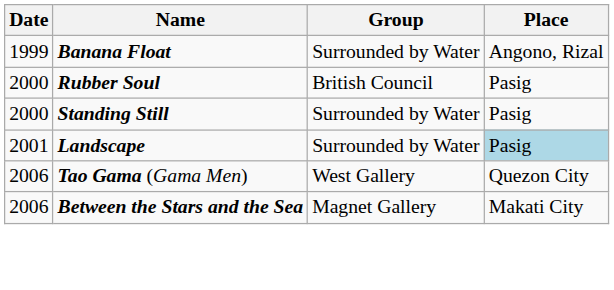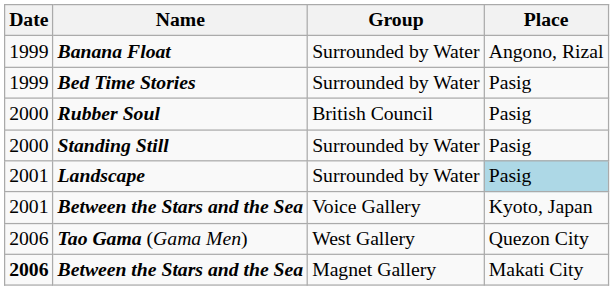+ row: (127, 82)
+ row: (180, 207)
(29, 207) normal -> (29, 269) bold
